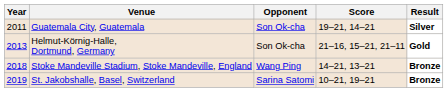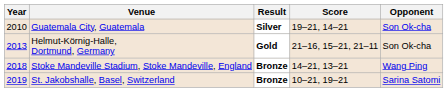columns swapped: (285, 12) <-> (425, 12)
(17, 27) 2011 -> (17, 27) 2010
